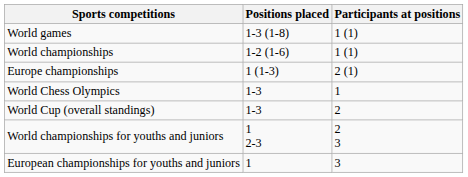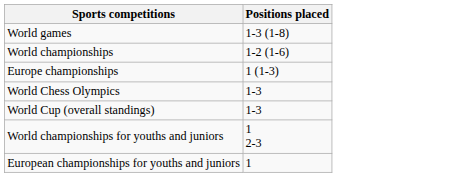- column: (397, 14)
